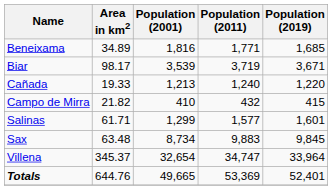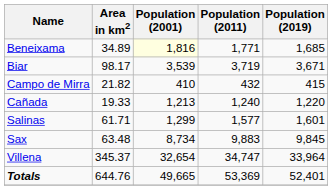(181, 47) no background -> (181, 47) lightyellow background
rows swapped: (48, 102) <-> (27, 84)
